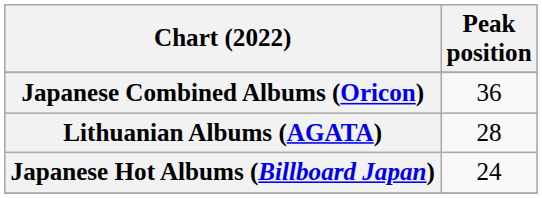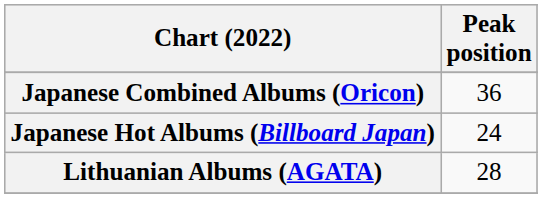rows swapped: (223, 172) <-> (223, 132)
